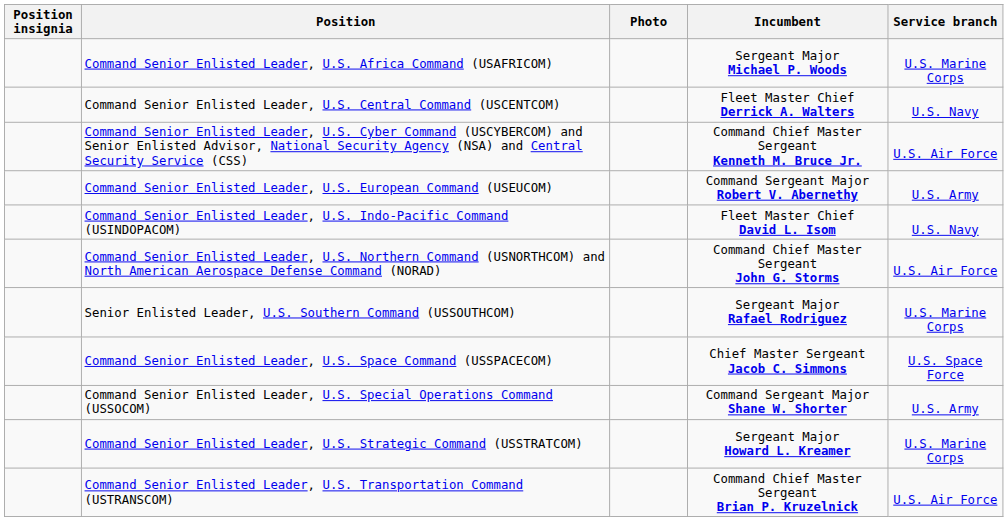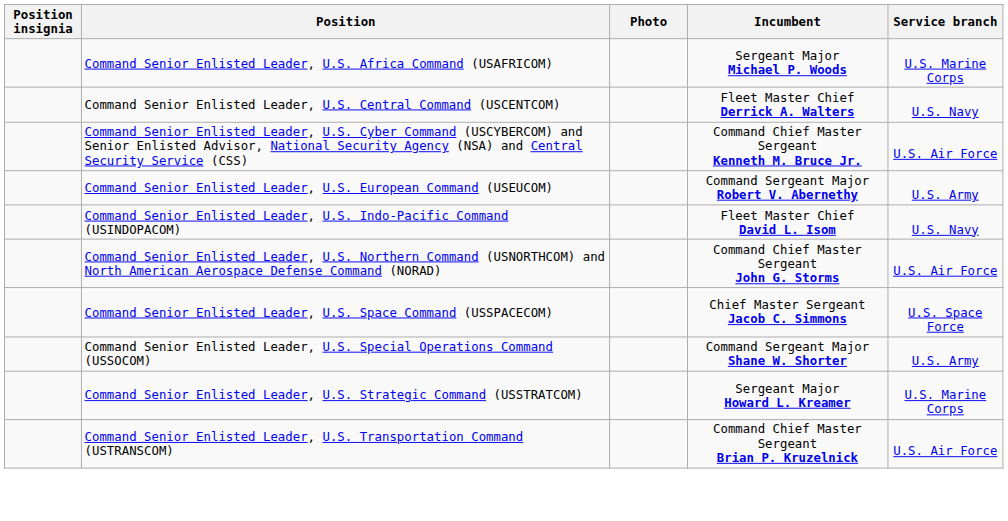- row: (300, 312)
